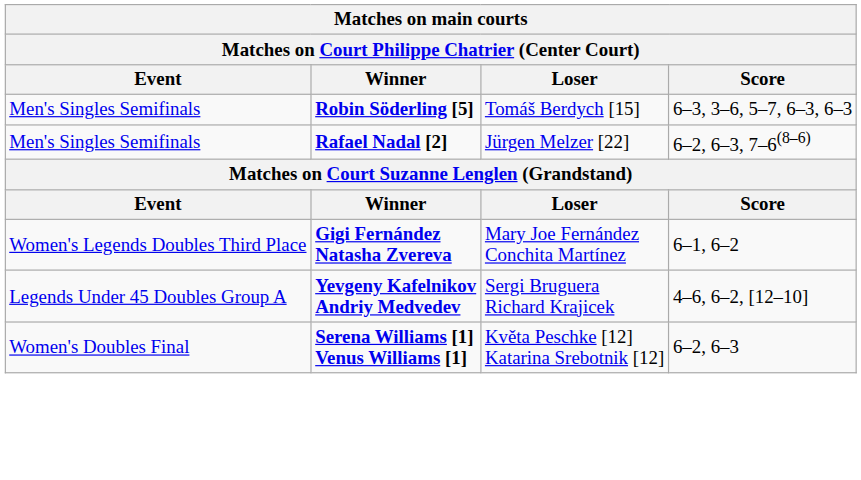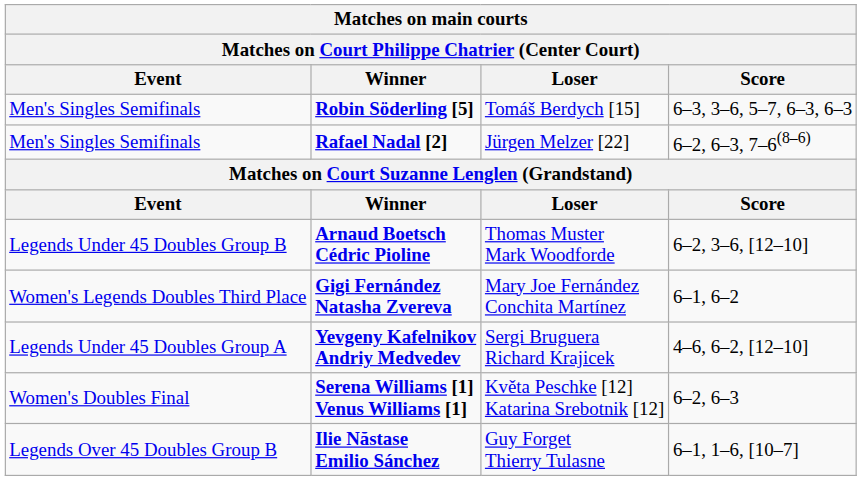+ row: (380, 244)
+ row: (377, 449)
